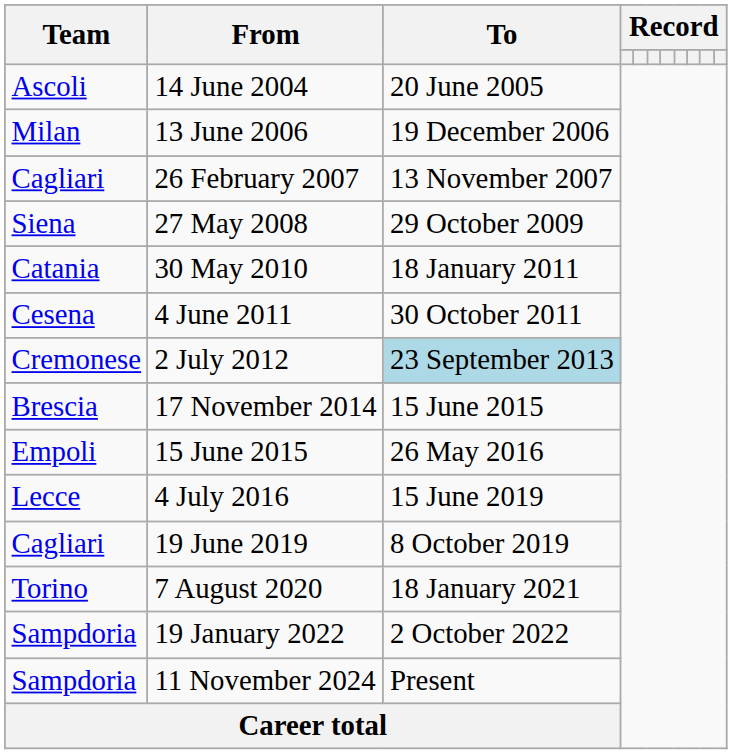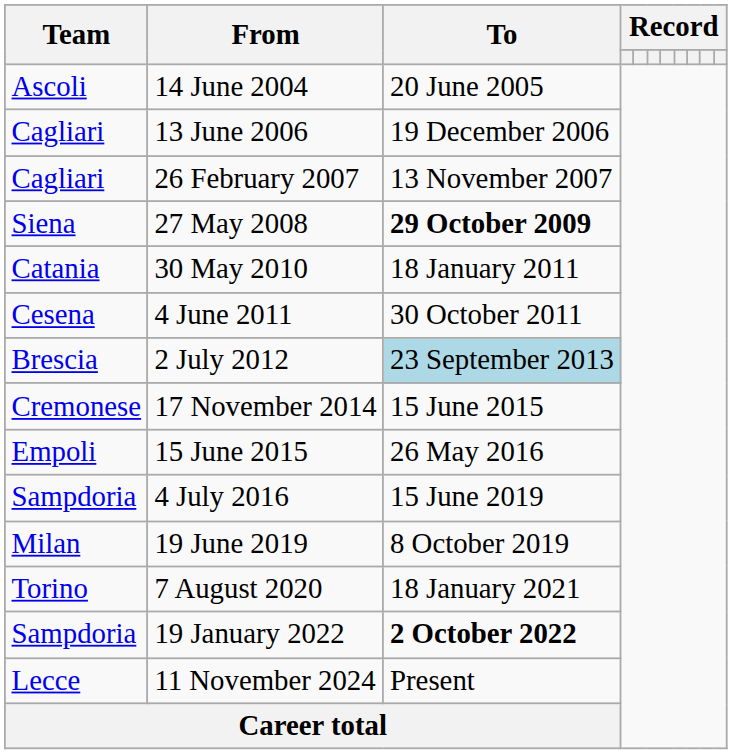(46, 131) Milan -> (58, 131) Cagliari
(487, 223) normal -> (491, 223) bold
(76, 360) Cremonese -> (55, 360) Brescia
(55, 406) Brescia -> (76, 406) Cremonese
(46, 497) Lecce -> (74, 497) Sampdoria
(58, 543) Cagliari -> (46, 543) Milan
(480, 634) normal -> (483, 634) bold
(74, 680) Sampdoria -> (46, 680) Lecce
